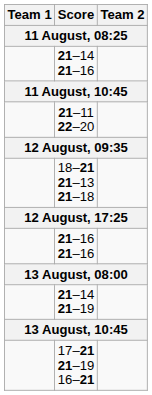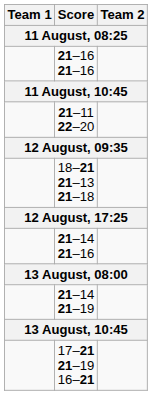rows swapped: (76, 64) <-> (76, 246)
